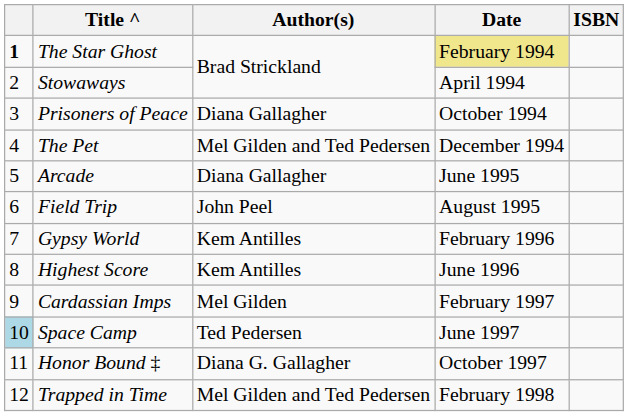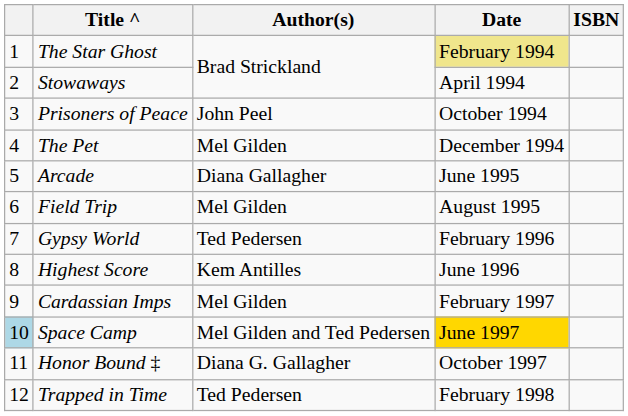(14, 51) bold -> (14, 51) normal
(261, 113) Diana Gallagher -> (235, 113) John Peel
(313, 144) Mel Gilden and Ted Pedersen -> (242, 144) Mel Gilden
(235, 207) John Peel -> (242, 207) Mel Gilden
(249, 238) Kem Antilles -> (249, 238) Ted Pedersen
(249, 332) Ted Pedersen -> (313, 332) Mel Gilden and Ted Pedersen
(479, 332) no background -> (479, 332) gold background
(313, 394) Mel Gilden and Ted Pedersen -> (249, 394) Ted Pedersen
